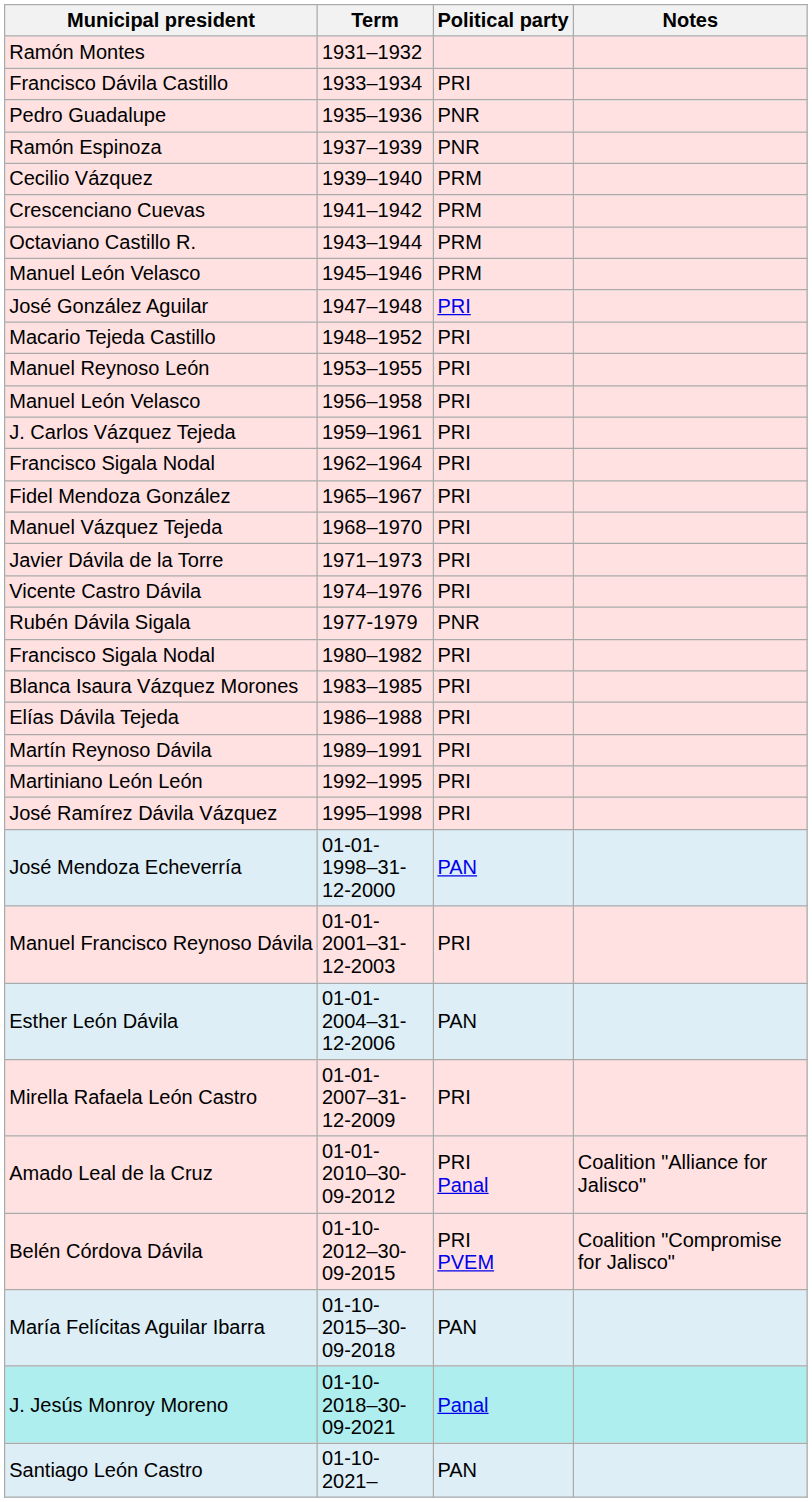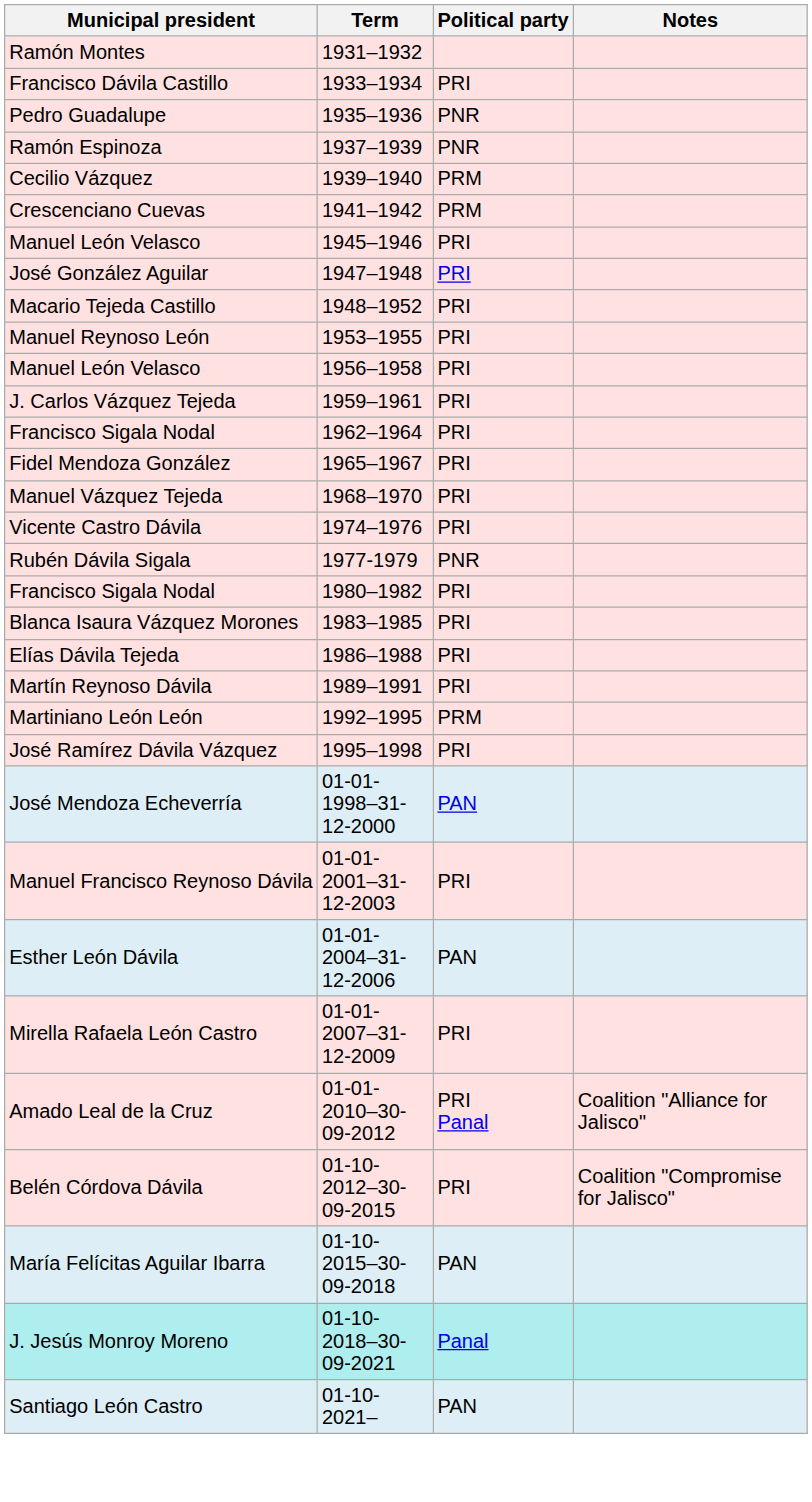- row: (103, 242)
(460, 274) PRM -> (454, 242) PRI
- row: (116, 559)
(454, 781) PRI -> (460, 718) PRM
(466, 1251) PRI PVEM -> (454, 1187) PRI
